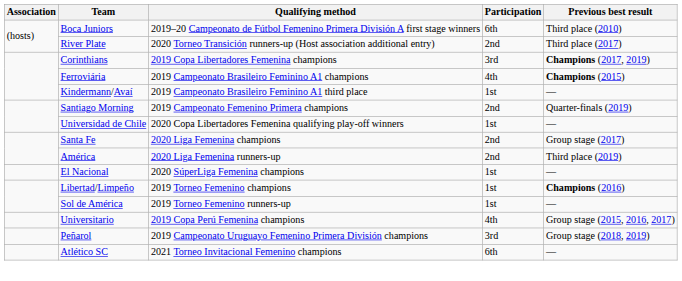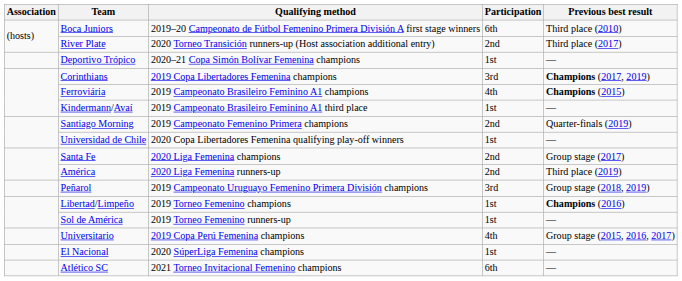+ row: (98, 60)
rows swapped: (85, 172) <-> (76, 236)
